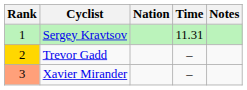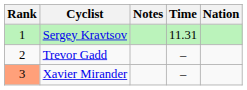columns swapped: (151, 14) <-> (224, 14)
(22, 54) gold background -> (22, 54) no background
